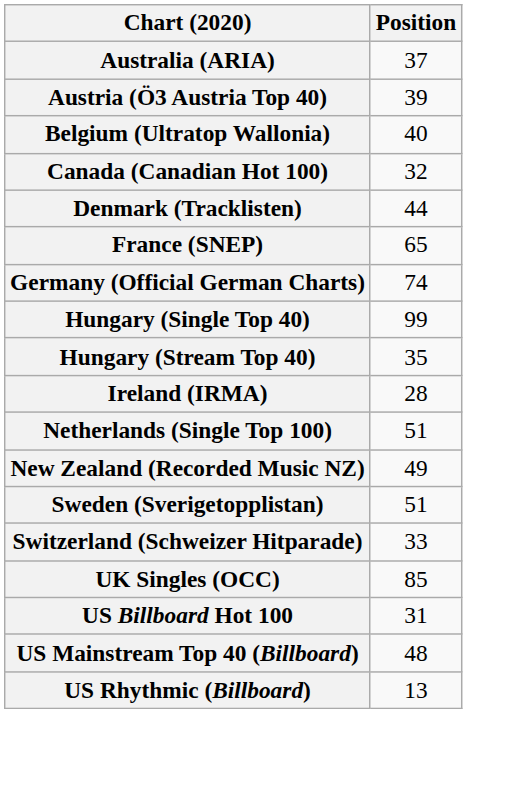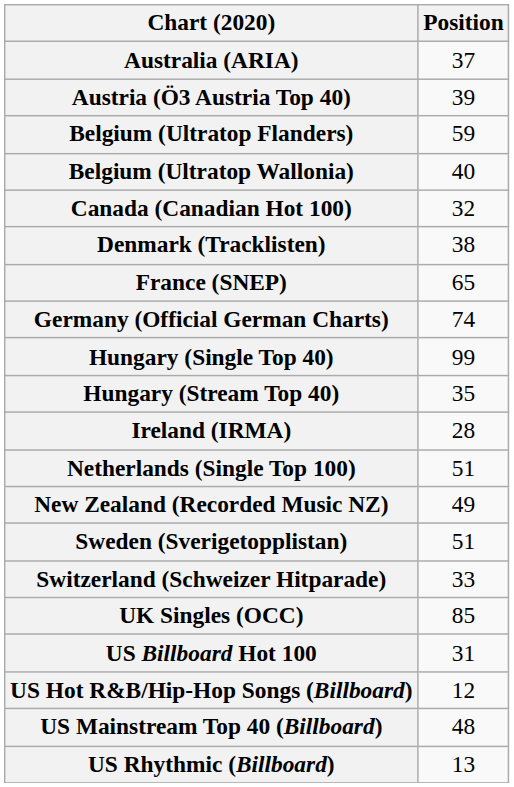+ row: (211, 134)
(416, 208) 44 -> (464, 245) 38
+ row: (211, 689)
